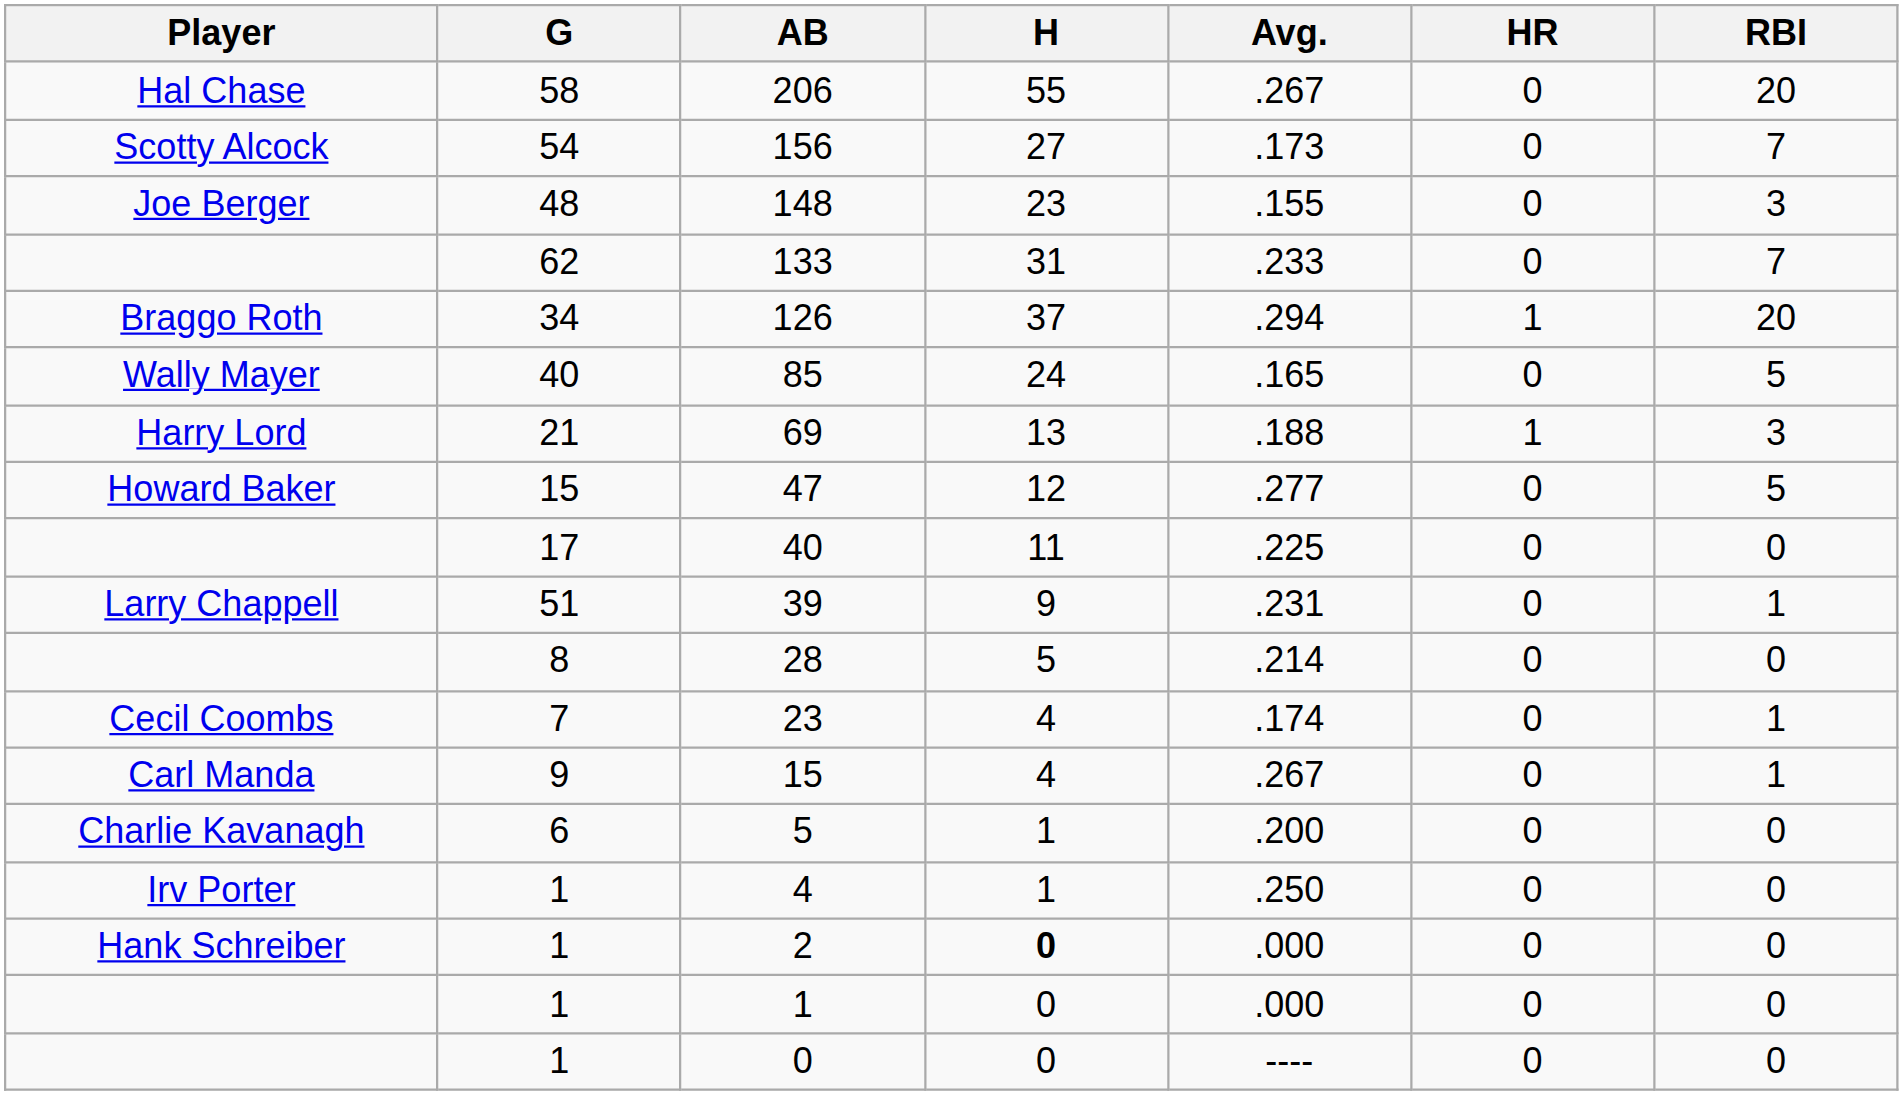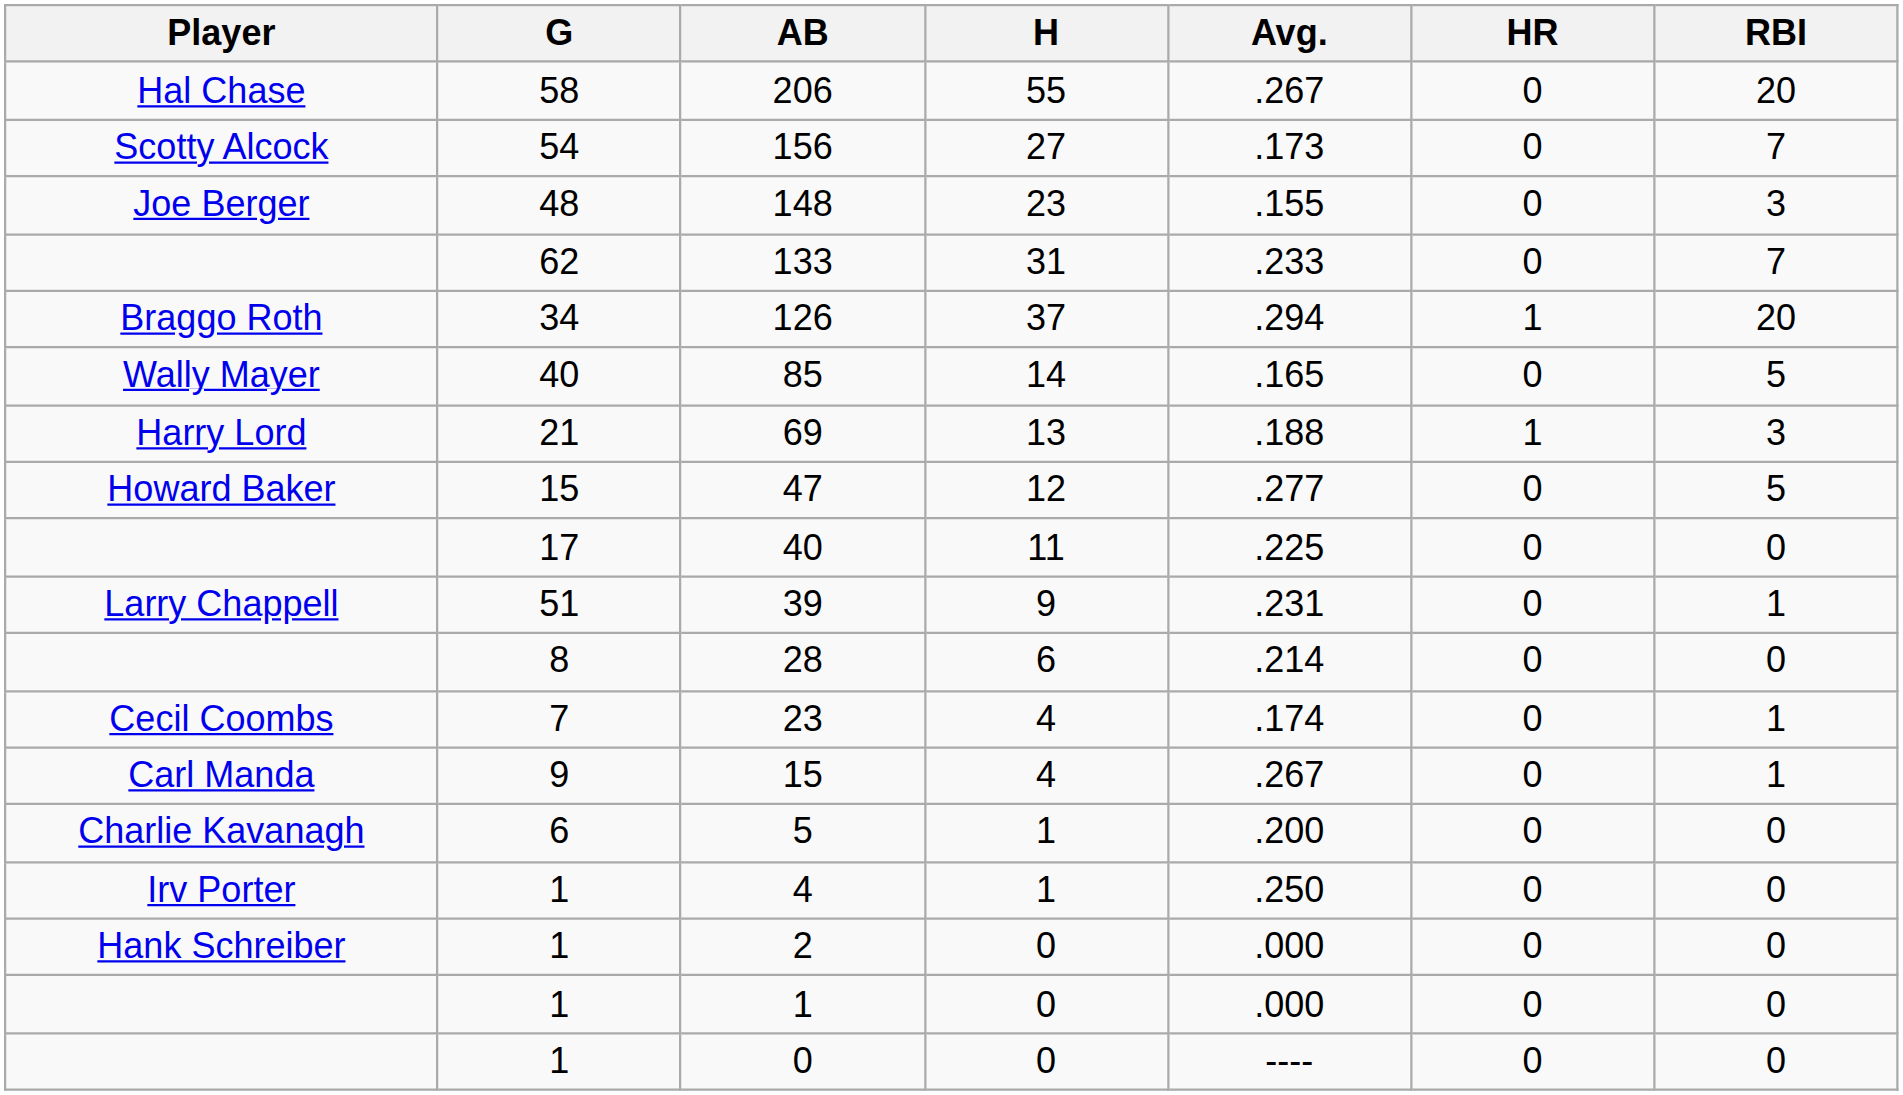(1046, 375) 24 -> (1046, 375) 14
(1046, 661) 5 -> (1046, 661) 6
(1046, 946) bold -> (1046, 946) normal
